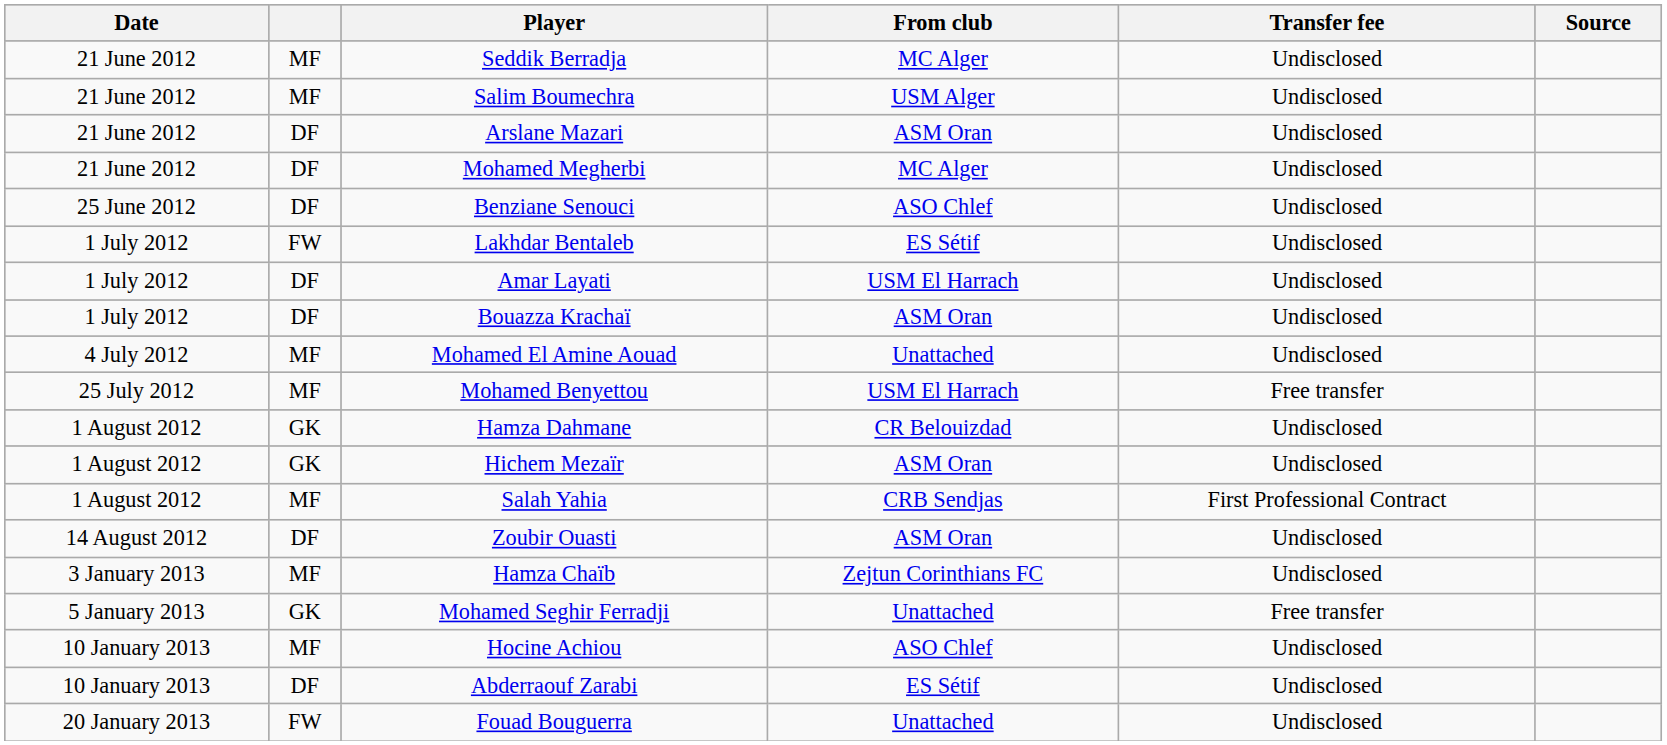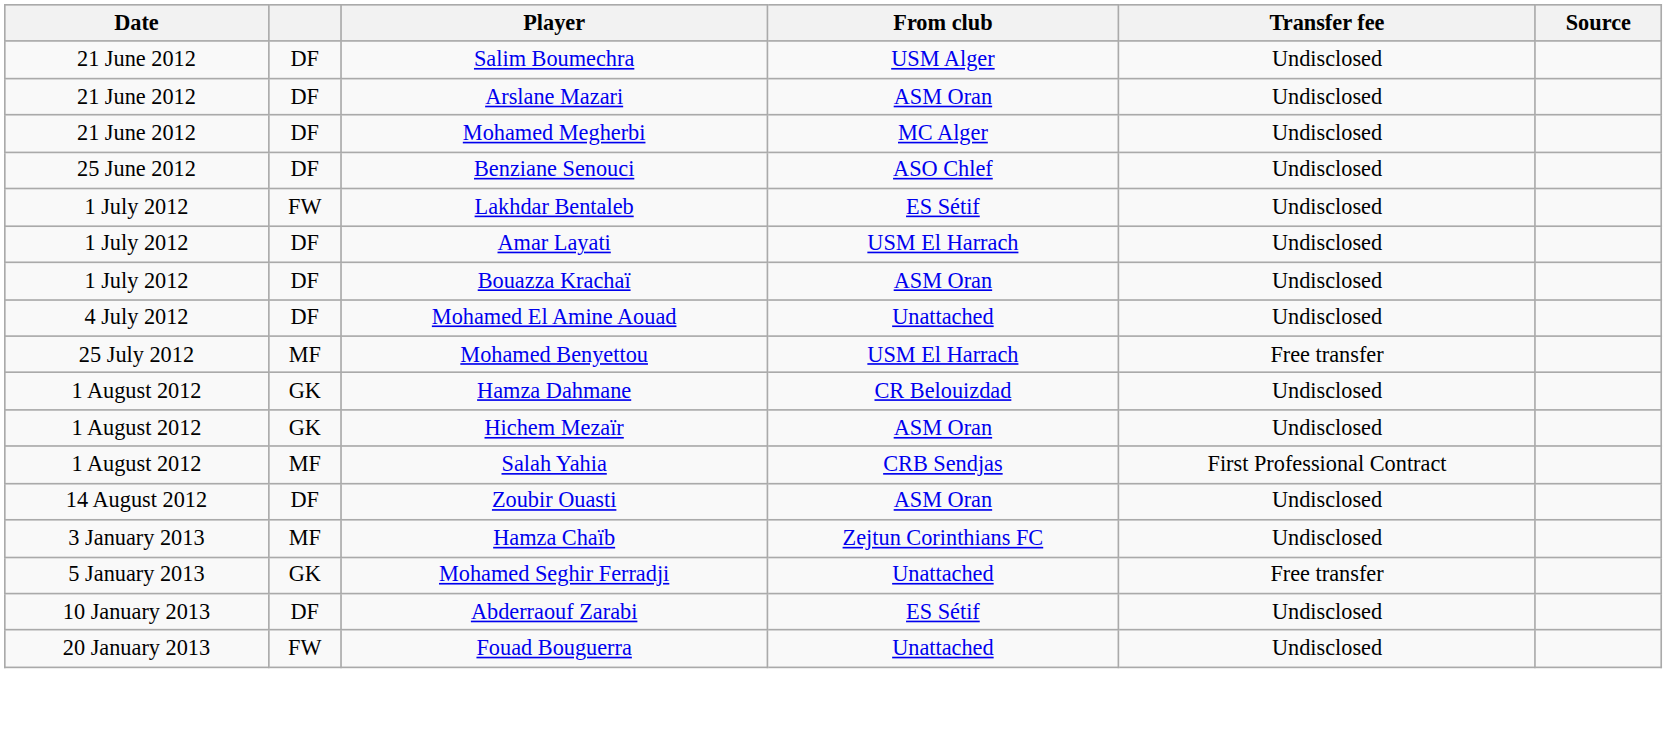- row: (554, 59)
(305, 96) MF -> (305, 59) DF
(305, 353) MF -> (305, 316) DF
- row: (554, 648)
